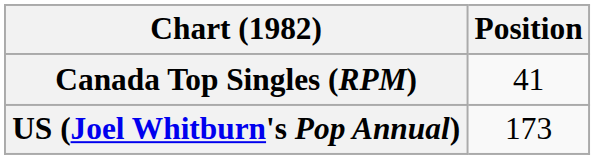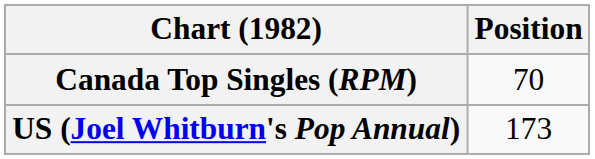(529, 79) 41 -> (529, 79) 70
